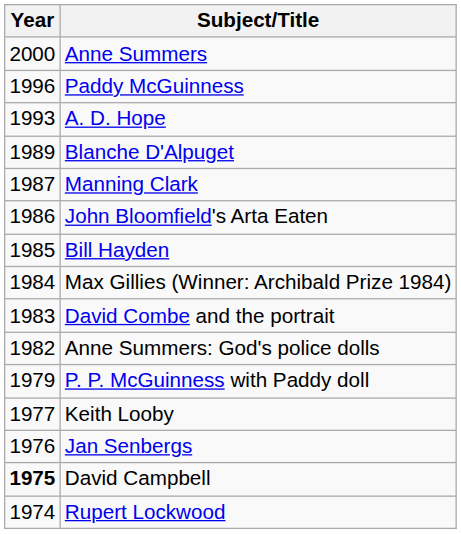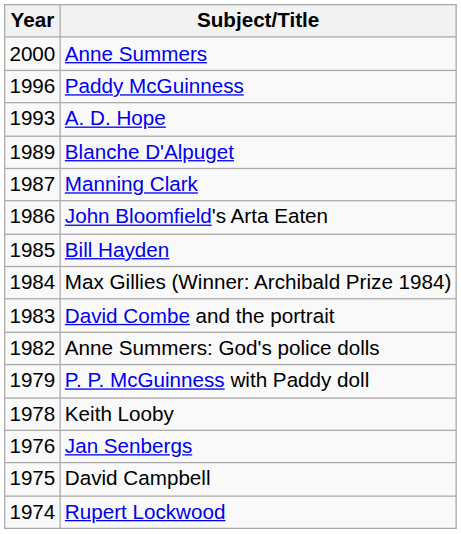(32, 413) 1977 -> (32, 413) 1978
(32, 479) bold -> (32, 479) normal
